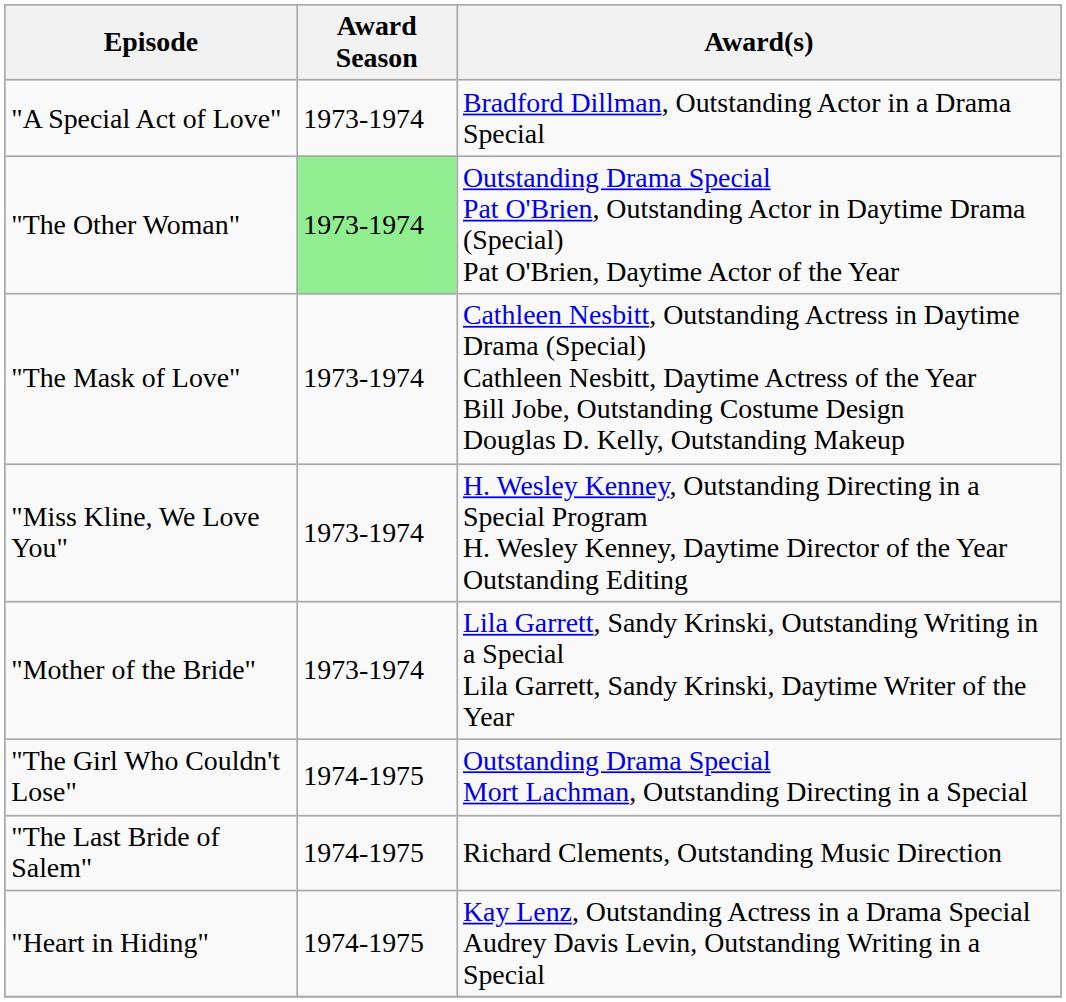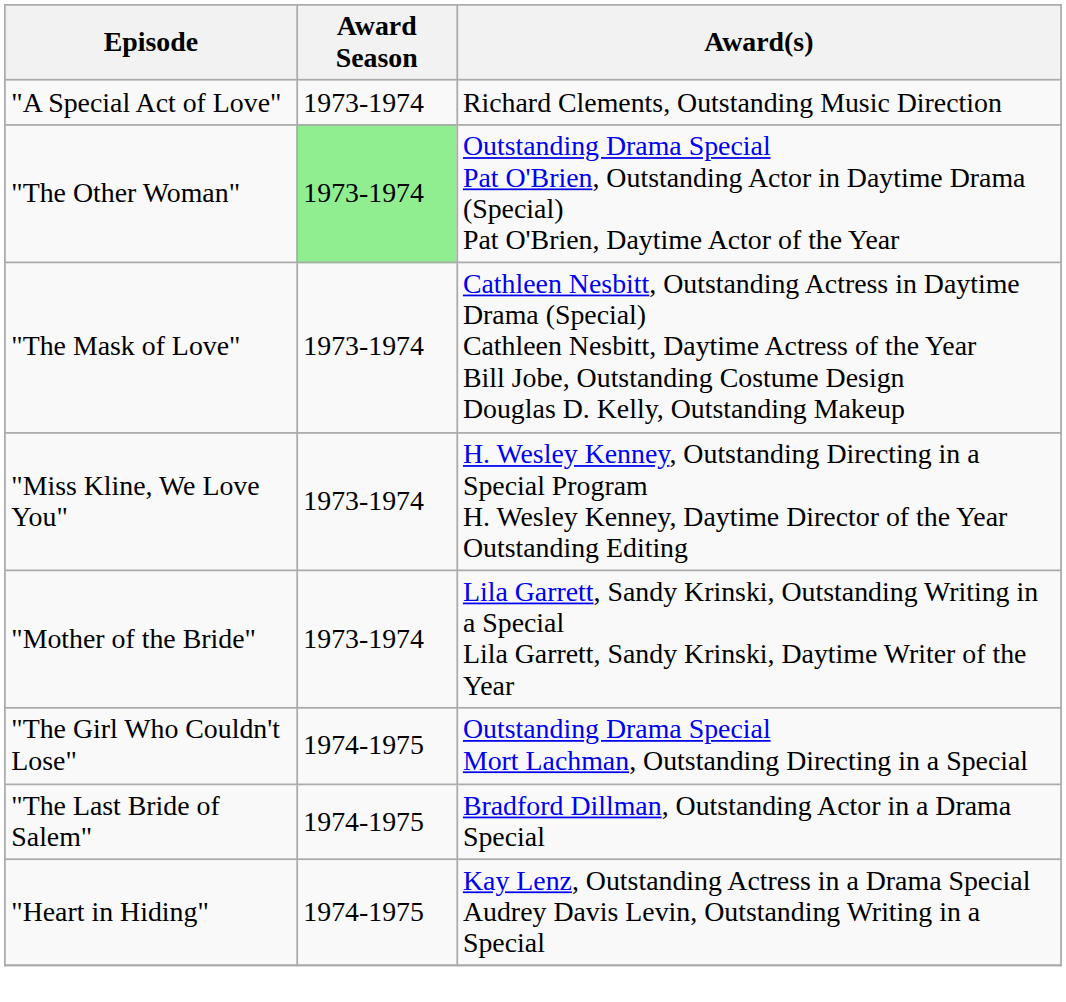(737, 117) Bradford Dillman, Outstanding Actor in a Drama Special -> (732, 102) Richard Clements, Outstanding Music Direction
(732, 852) Richard Clements, Outstanding Music Direction -> (737, 821) Bradford Dillman, Outstanding Actor in a Drama Special
